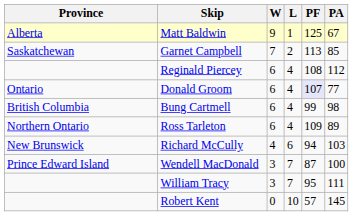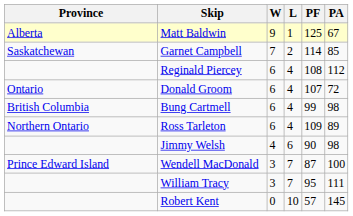(313, 51) 113 -> (313, 51) 114
(313, 88) lavender background -> (313, 88) no background
(333, 88) 77 -> (333, 88) 72
- row: (202, 145)
+ row: (193, 145)
